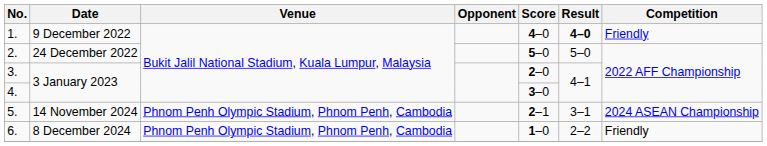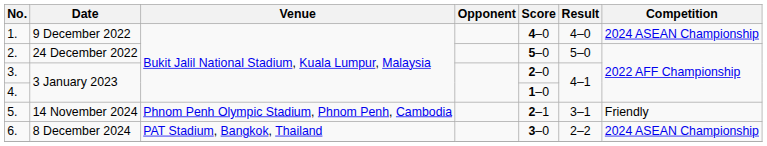(580, 33) bold -> (580, 33) normal
(627, 33) Friendly -> (682, 33) 2024 ASEAN Championship
(539, 92) 3–0 -> (539, 92) 1–0
(682, 111) 2024 ASEAN Championship -> (627, 111) Friendly
(298, 131) Phnom Penh Olympic Stadium, Phnom Penh, Cambodia -> (233, 131) PAT Stadium, Bangkok, Thailand
(539, 131) 1–0 -> (539, 131) 3–0
(627, 131) Friendly -> (682, 131) 2024 ASEAN Championship
